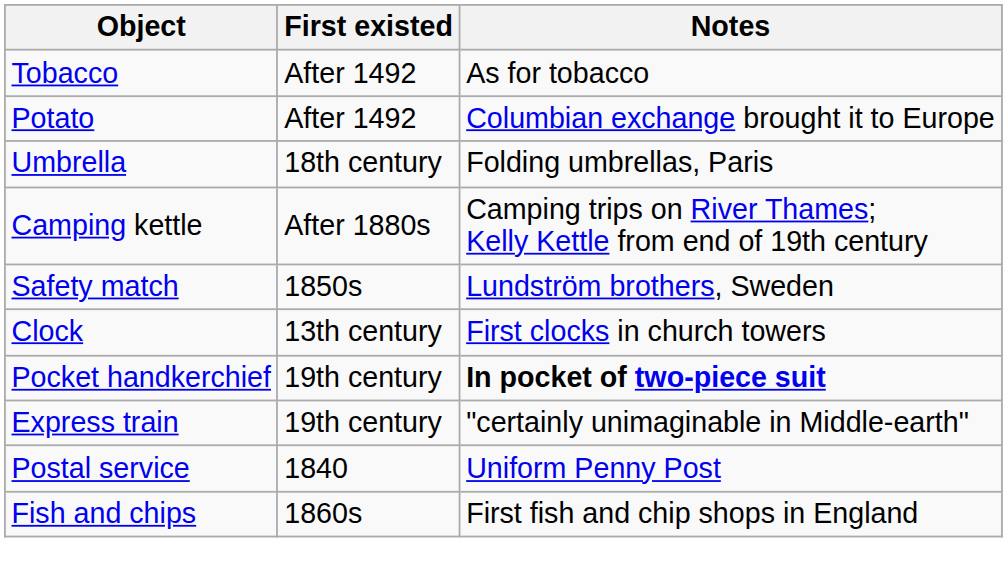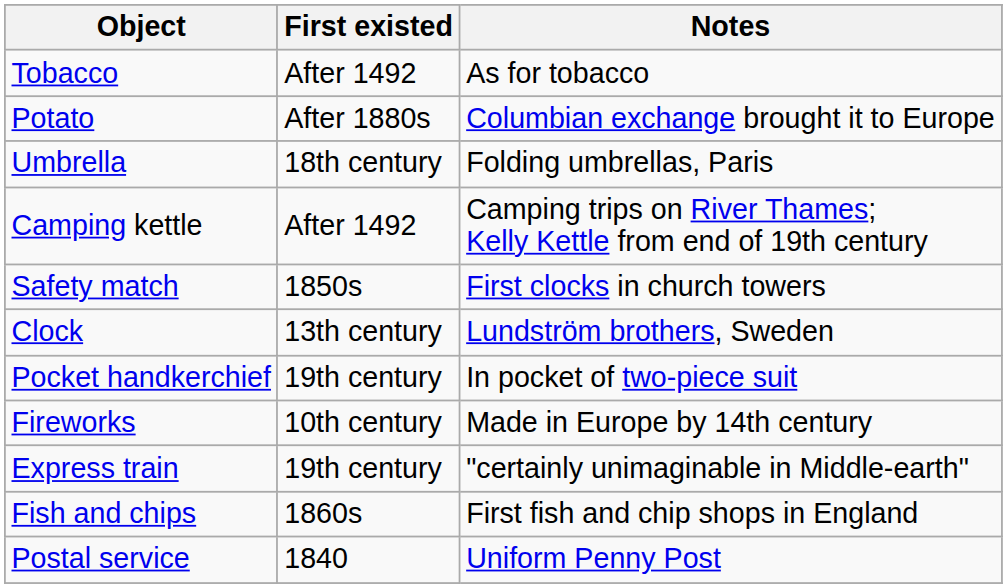(350, 118) After 1492 -> (357, 118) After 1880s
(357, 225) After 1880s -> (350, 225) After 1492
(650, 286) Lundström brothers, Sweden -> (646, 286) First clocks in church towers
(646, 331) First clocks in church towers -> (650, 331) Lundström brothers, Sweden
(646, 377) bold -> (632, 377) normal
+ row: (74, 422)
rows swapped: (104, 513) <-> (101, 468)
